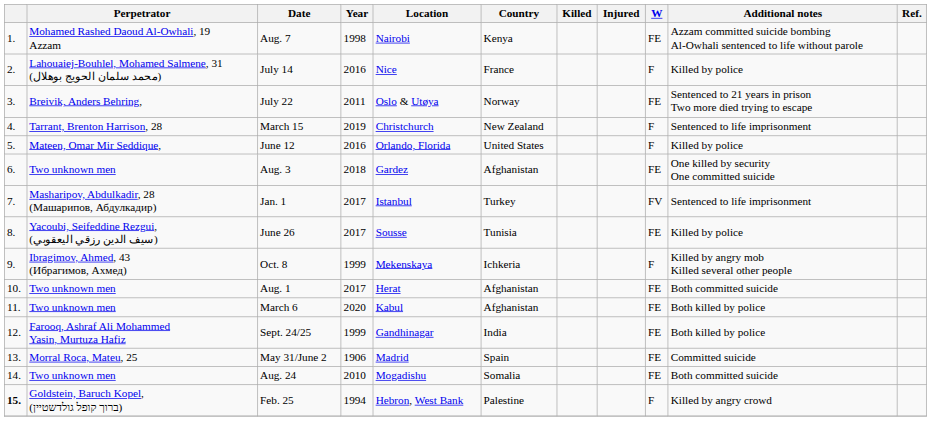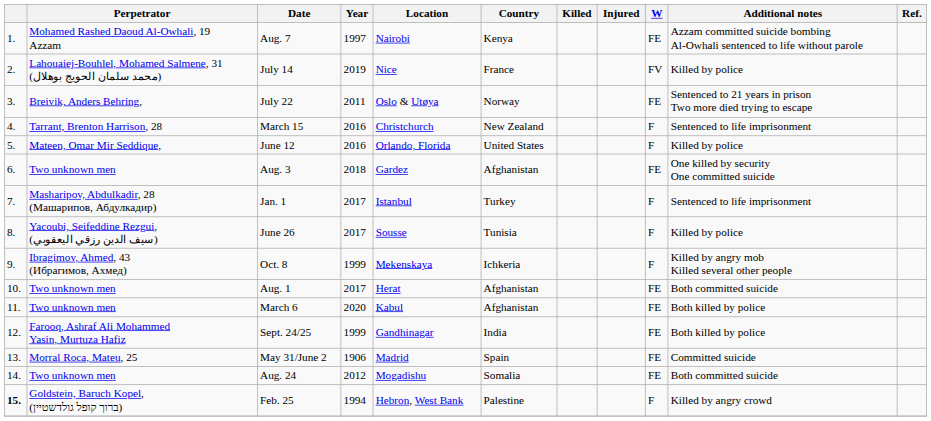(355, 38) 1998 -> (355, 38) 1997
(355, 70) 2016 -> (355, 70) 2019
(651, 70) F -> (655, 70) FV
(355, 126) 2019 -> (355, 126) 2016
(655, 201) FV -> (651, 201) F
(655, 233) FE -> (651, 233) F
(355, 375) 2010 -> (355, 375) 2012
